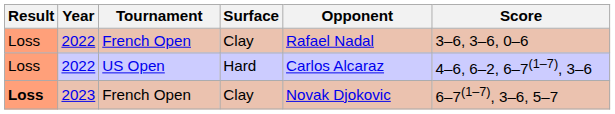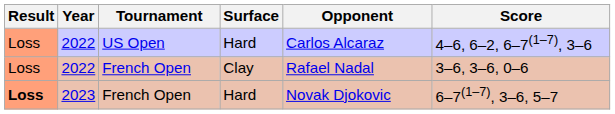rows swapped: (78, 40) <-> (78, 66)
(238, 95) Clay -> (240, 95) Hard
